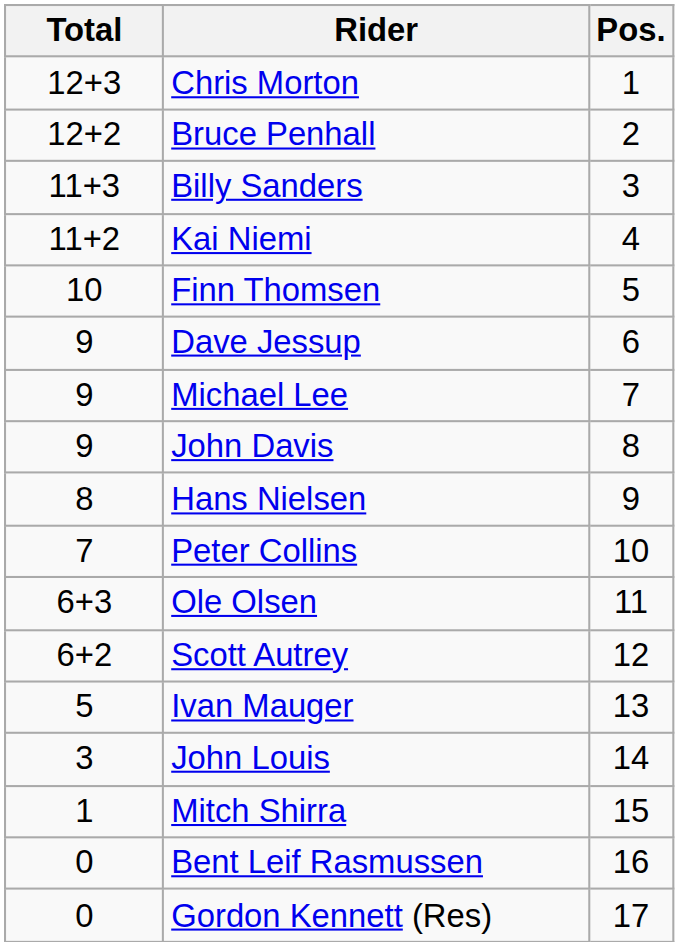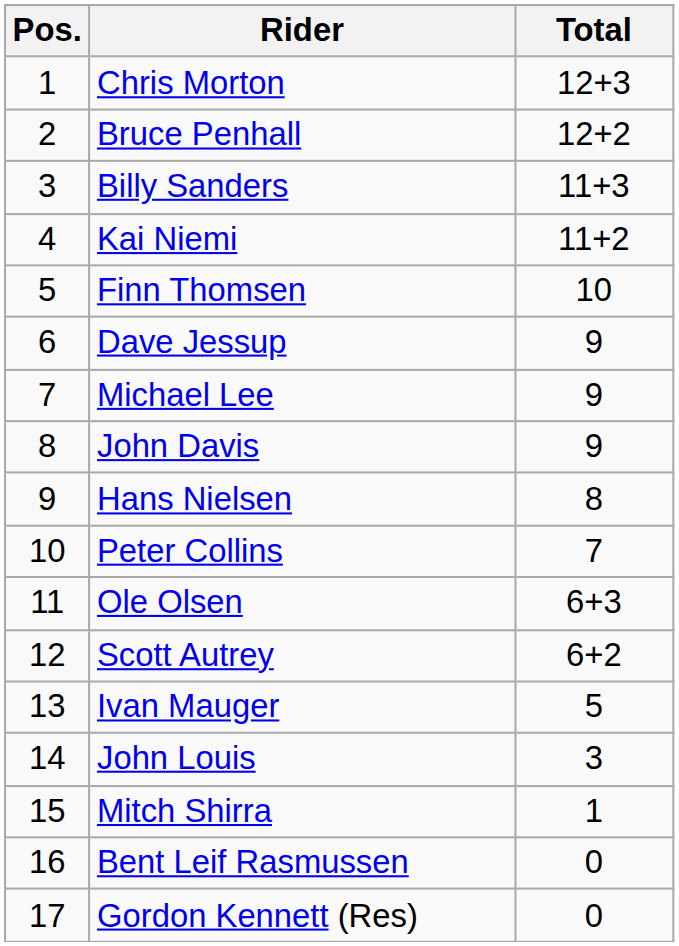columns swapped: (631, 30) <-> (84, 30)
